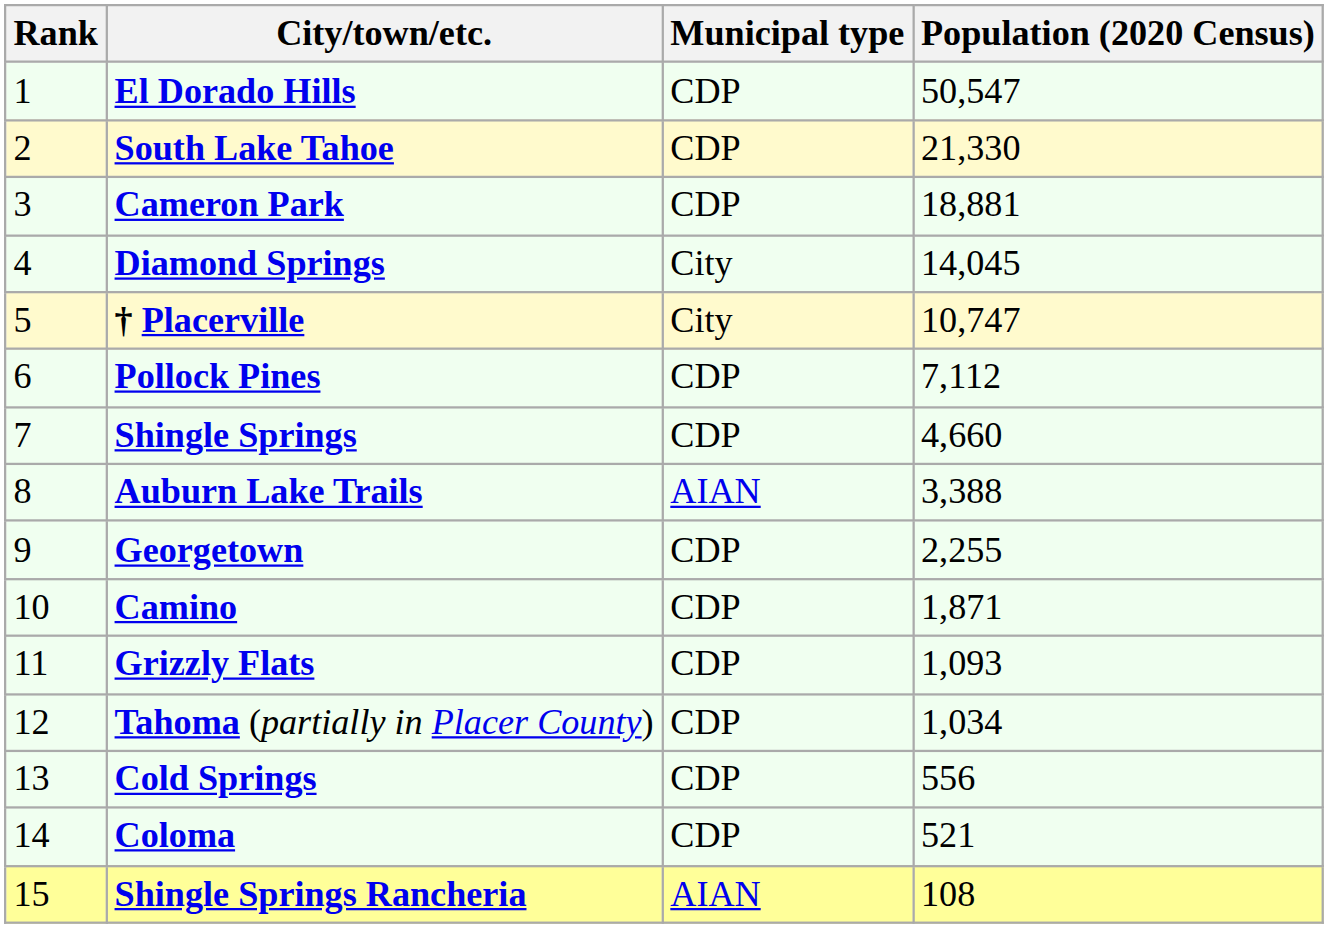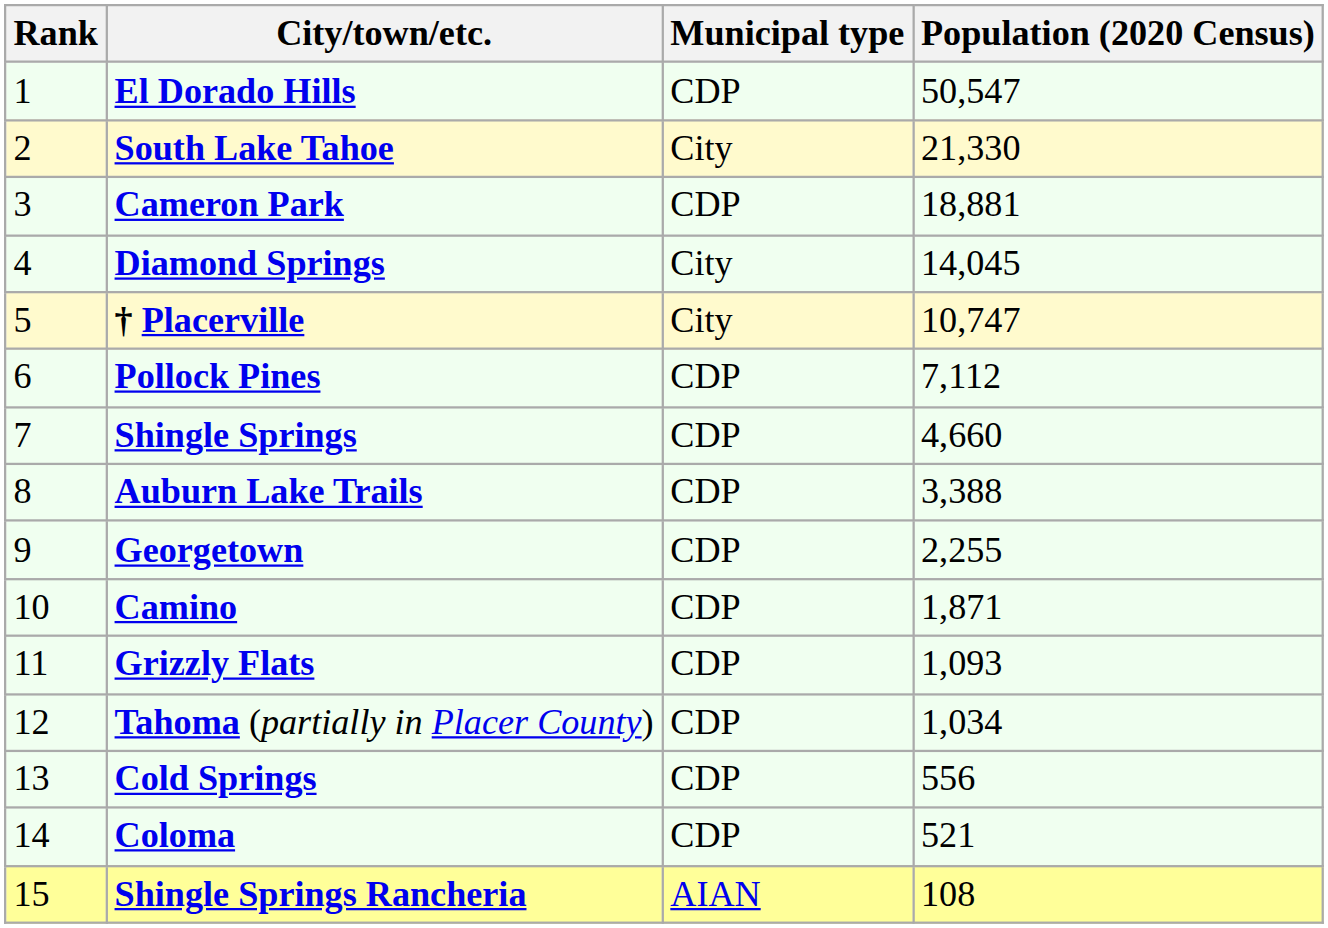(705, 147) CDP -> (701, 147) City
(716, 491) AIAN -> (705, 491) CDP
